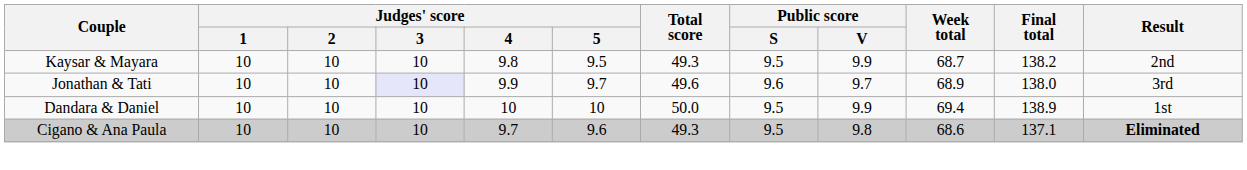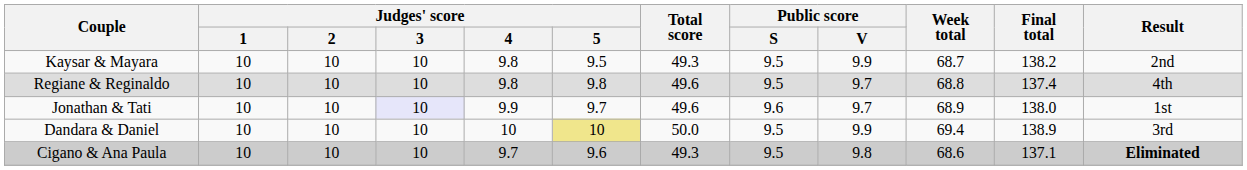+ row: (102, 84)
(1163, 84) 3rd -> (1163, 107) 1st
(597, 107) no background -> (597, 130) khaki background
(1163, 107) 1st -> (1163, 130) 3rd
